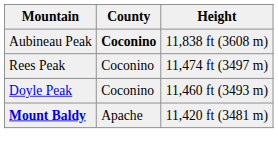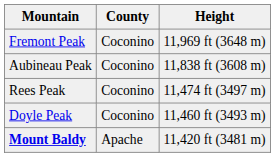+ row: (47, 41)
(129, 41) bold -> (128, 66) normal
